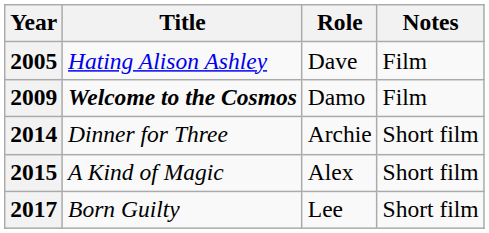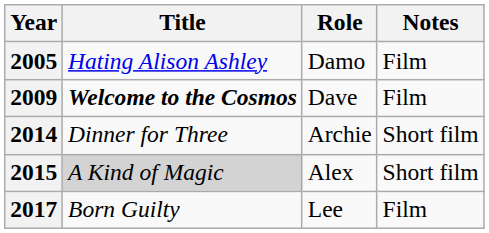(333, 60) Dave -> (337, 60) Damo
(337, 97) Damo -> (333, 97) Dave
(146, 172) no background -> (146, 172) lightgrey background
(431, 209) Short film -> (405, 209) Film
